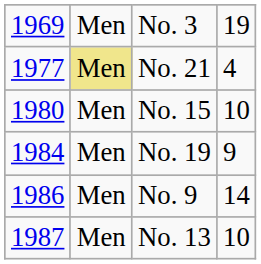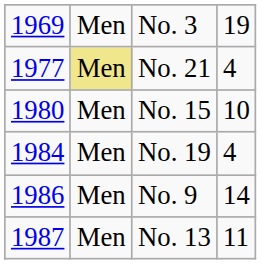(230, 152) 9 -> (230, 152) 4
(236, 237) 10 -> (236, 237) 11
